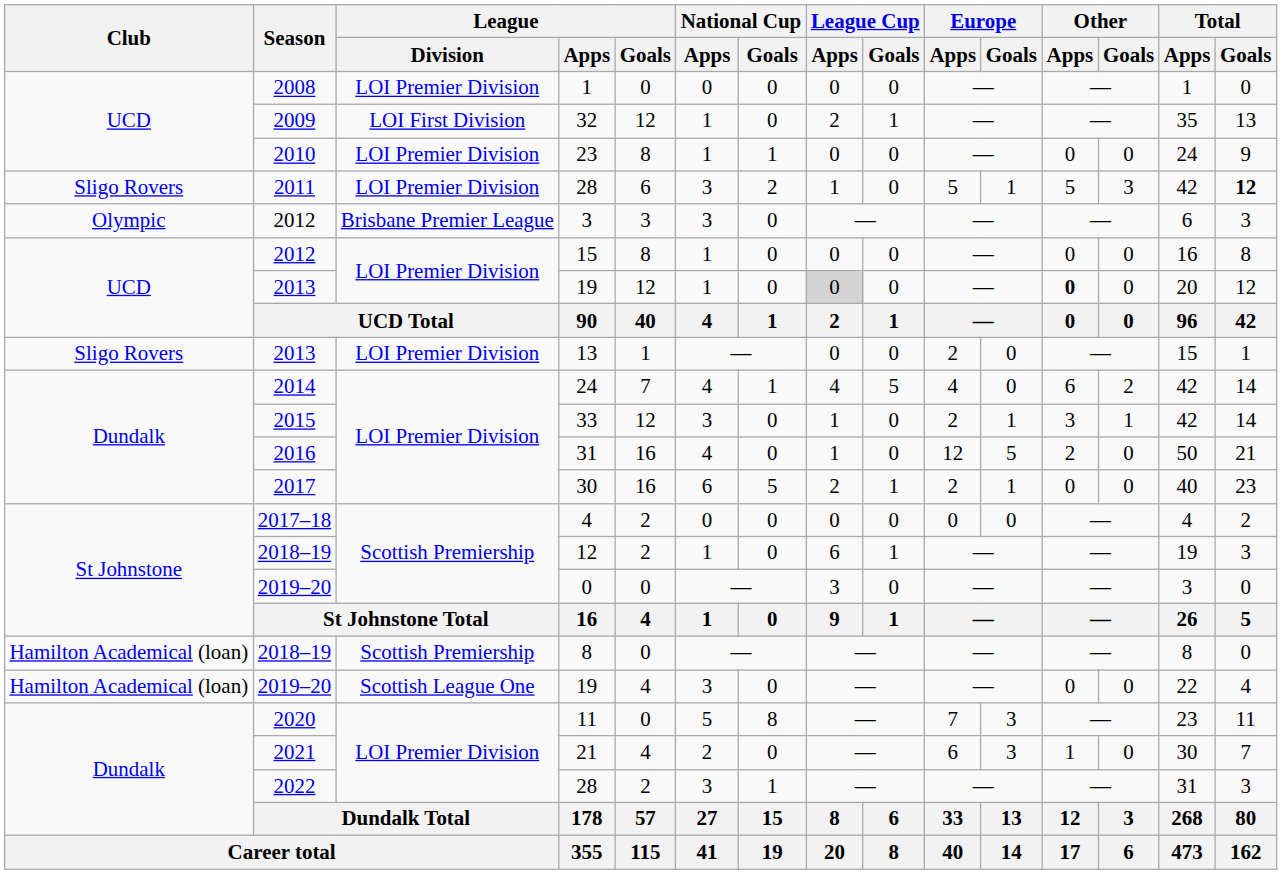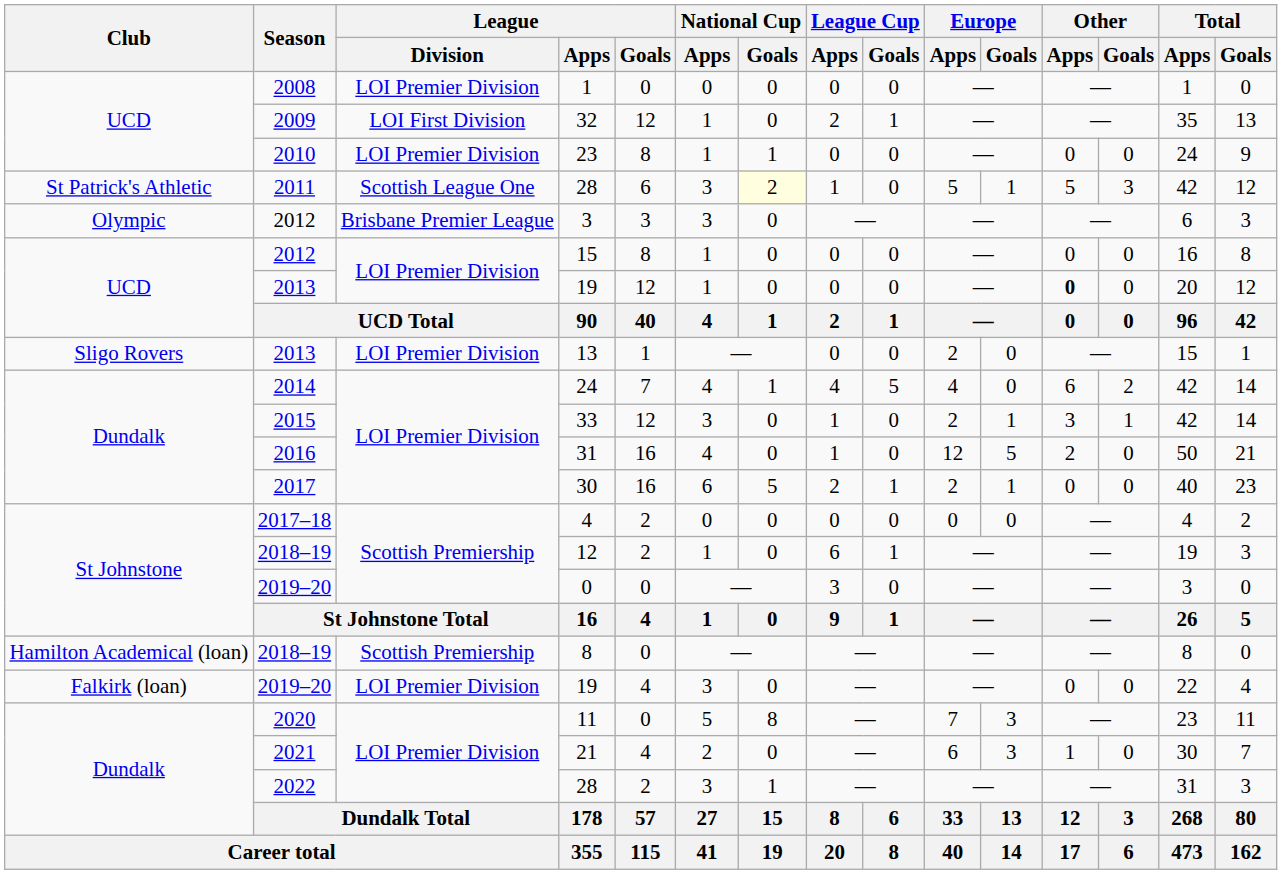(129, 187) Sligo Rovers -> (129, 187) St Patrick's Athletic
(447, 187) LOI Premier Division -> (447, 187) Scottish League One
(772, 187) no background -> (772, 187) lightyellow background
(1246, 187) bold -> (1246, 187) normal
(834, 287) lightgrey background -> (834, 287) no background
(129, 685) Hamilton Academical (loan) -> (129, 685) Falkirk (loan)
(447, 685) Scottish League One -> (447, 685) LOI Premier Division
